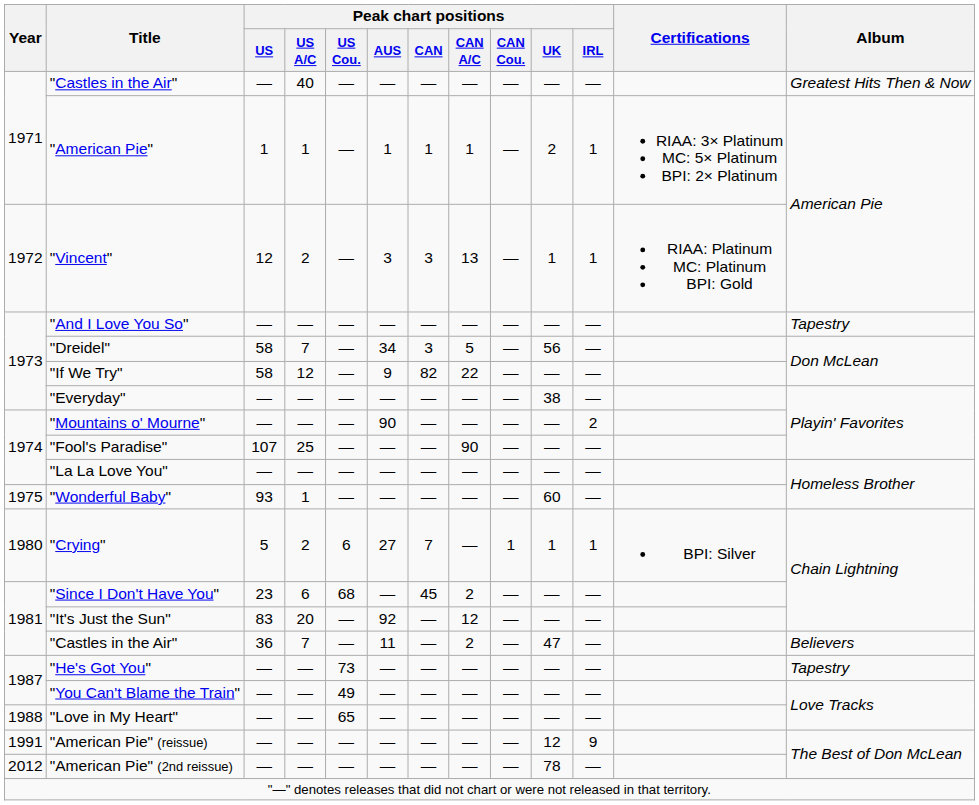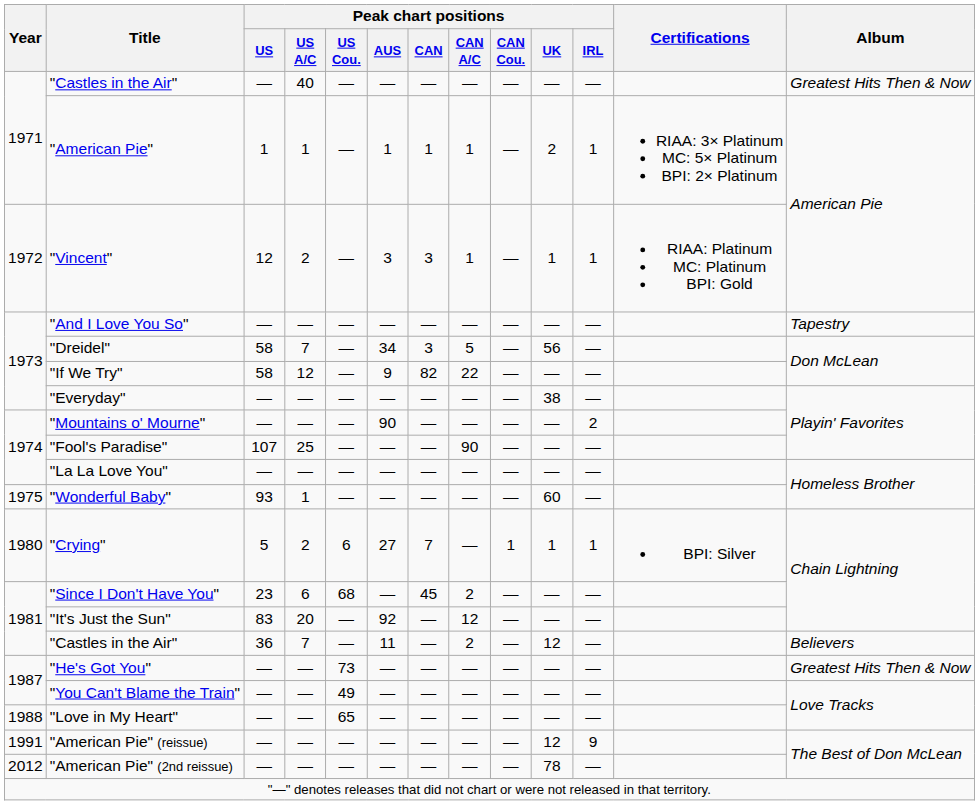(470, 257) 13 -> (470, 257) 1
(552, 643) 47 -> (552, 643) 12
(820, 668) Tapestry -> (880, 668) Greatest Hits Then & Now
